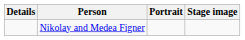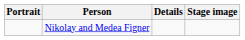columns swapped: (166, 12) <-> (21, 12)
